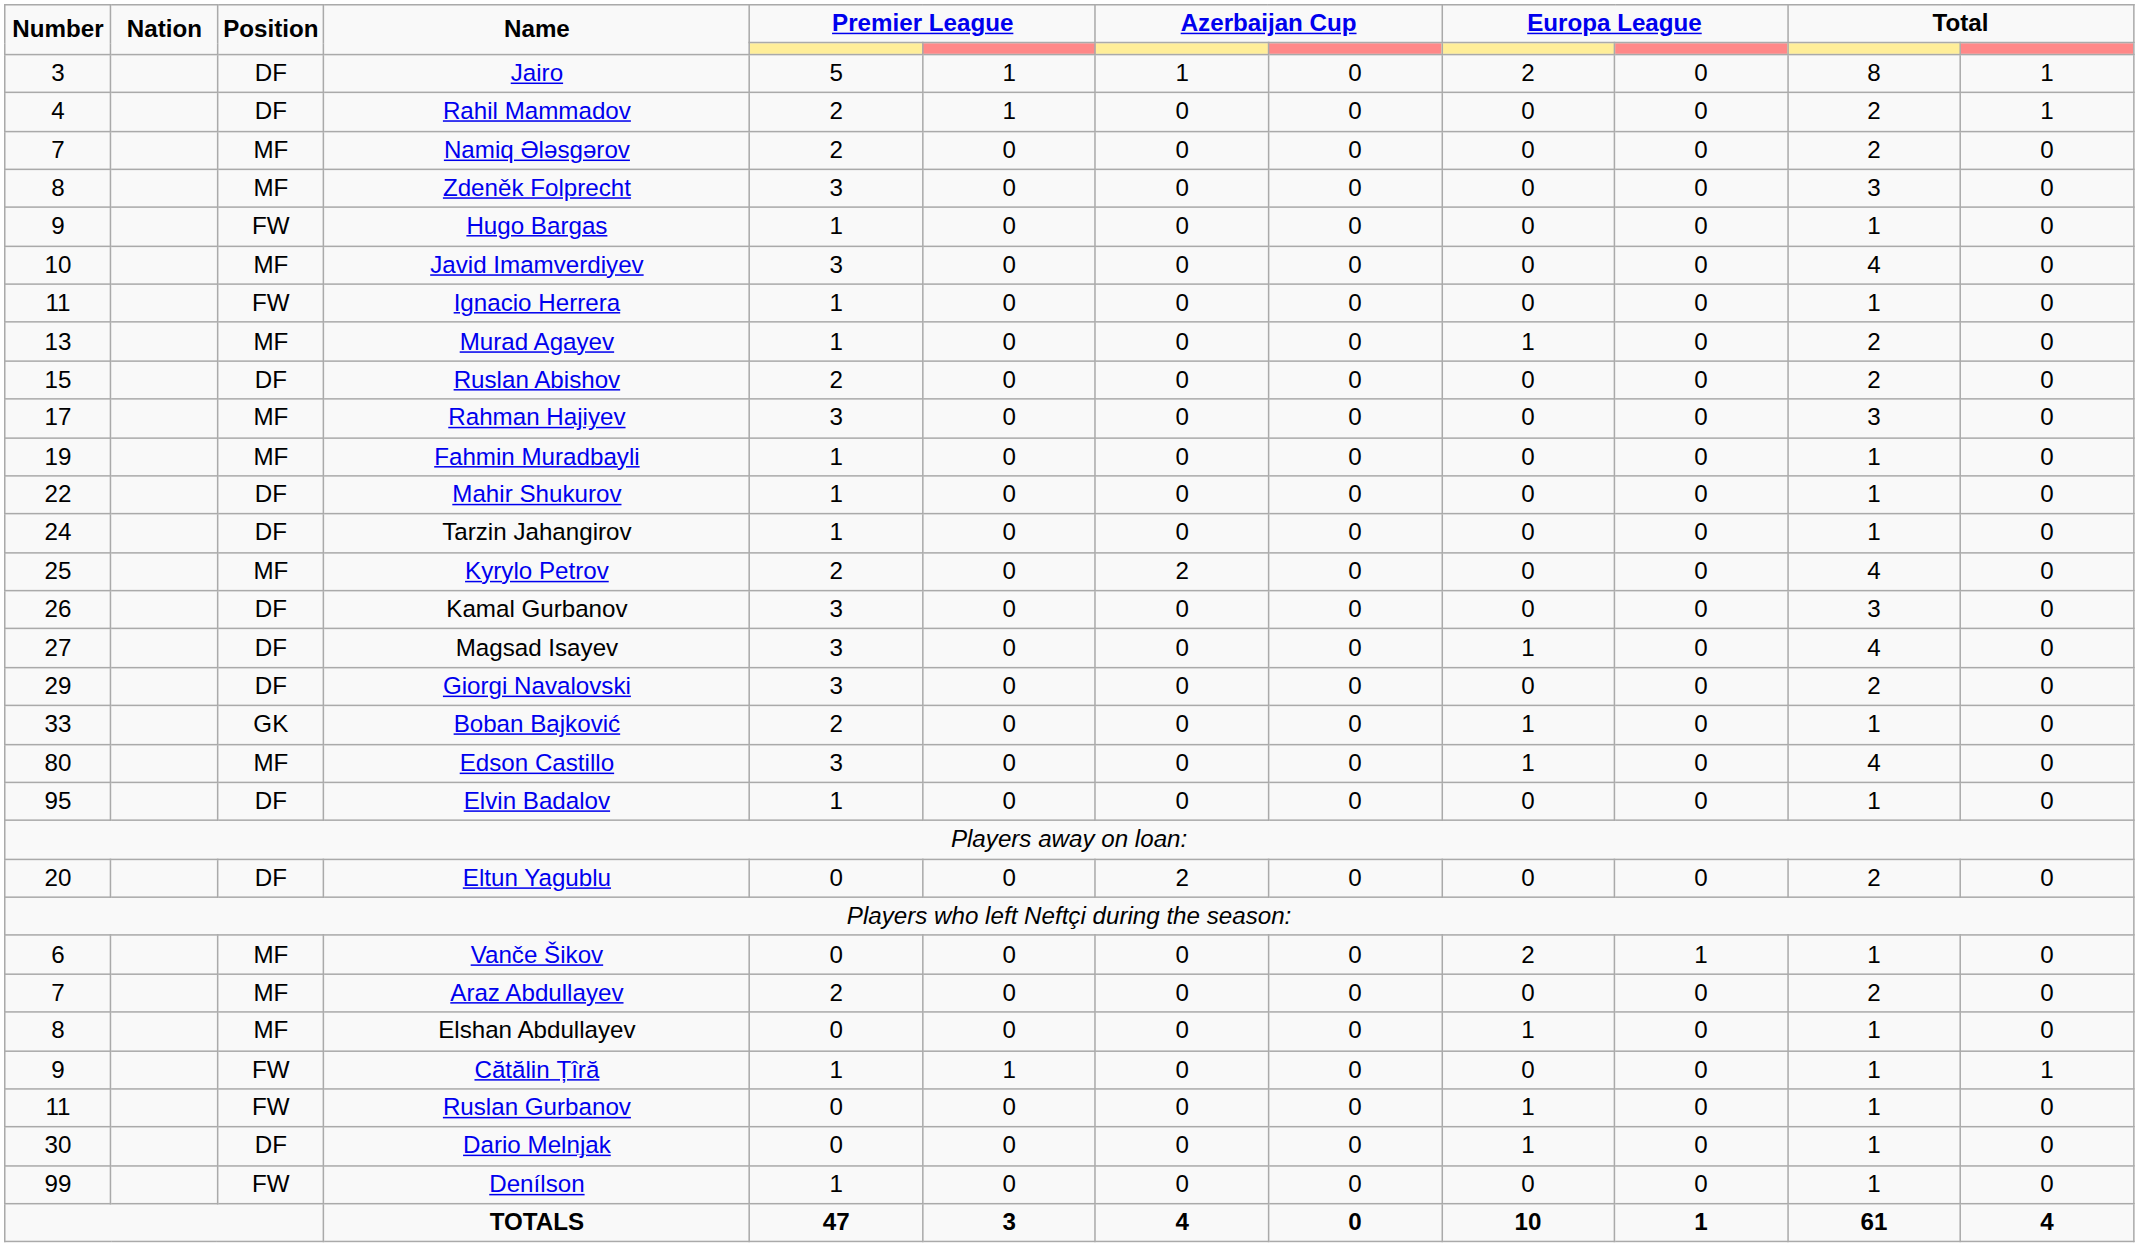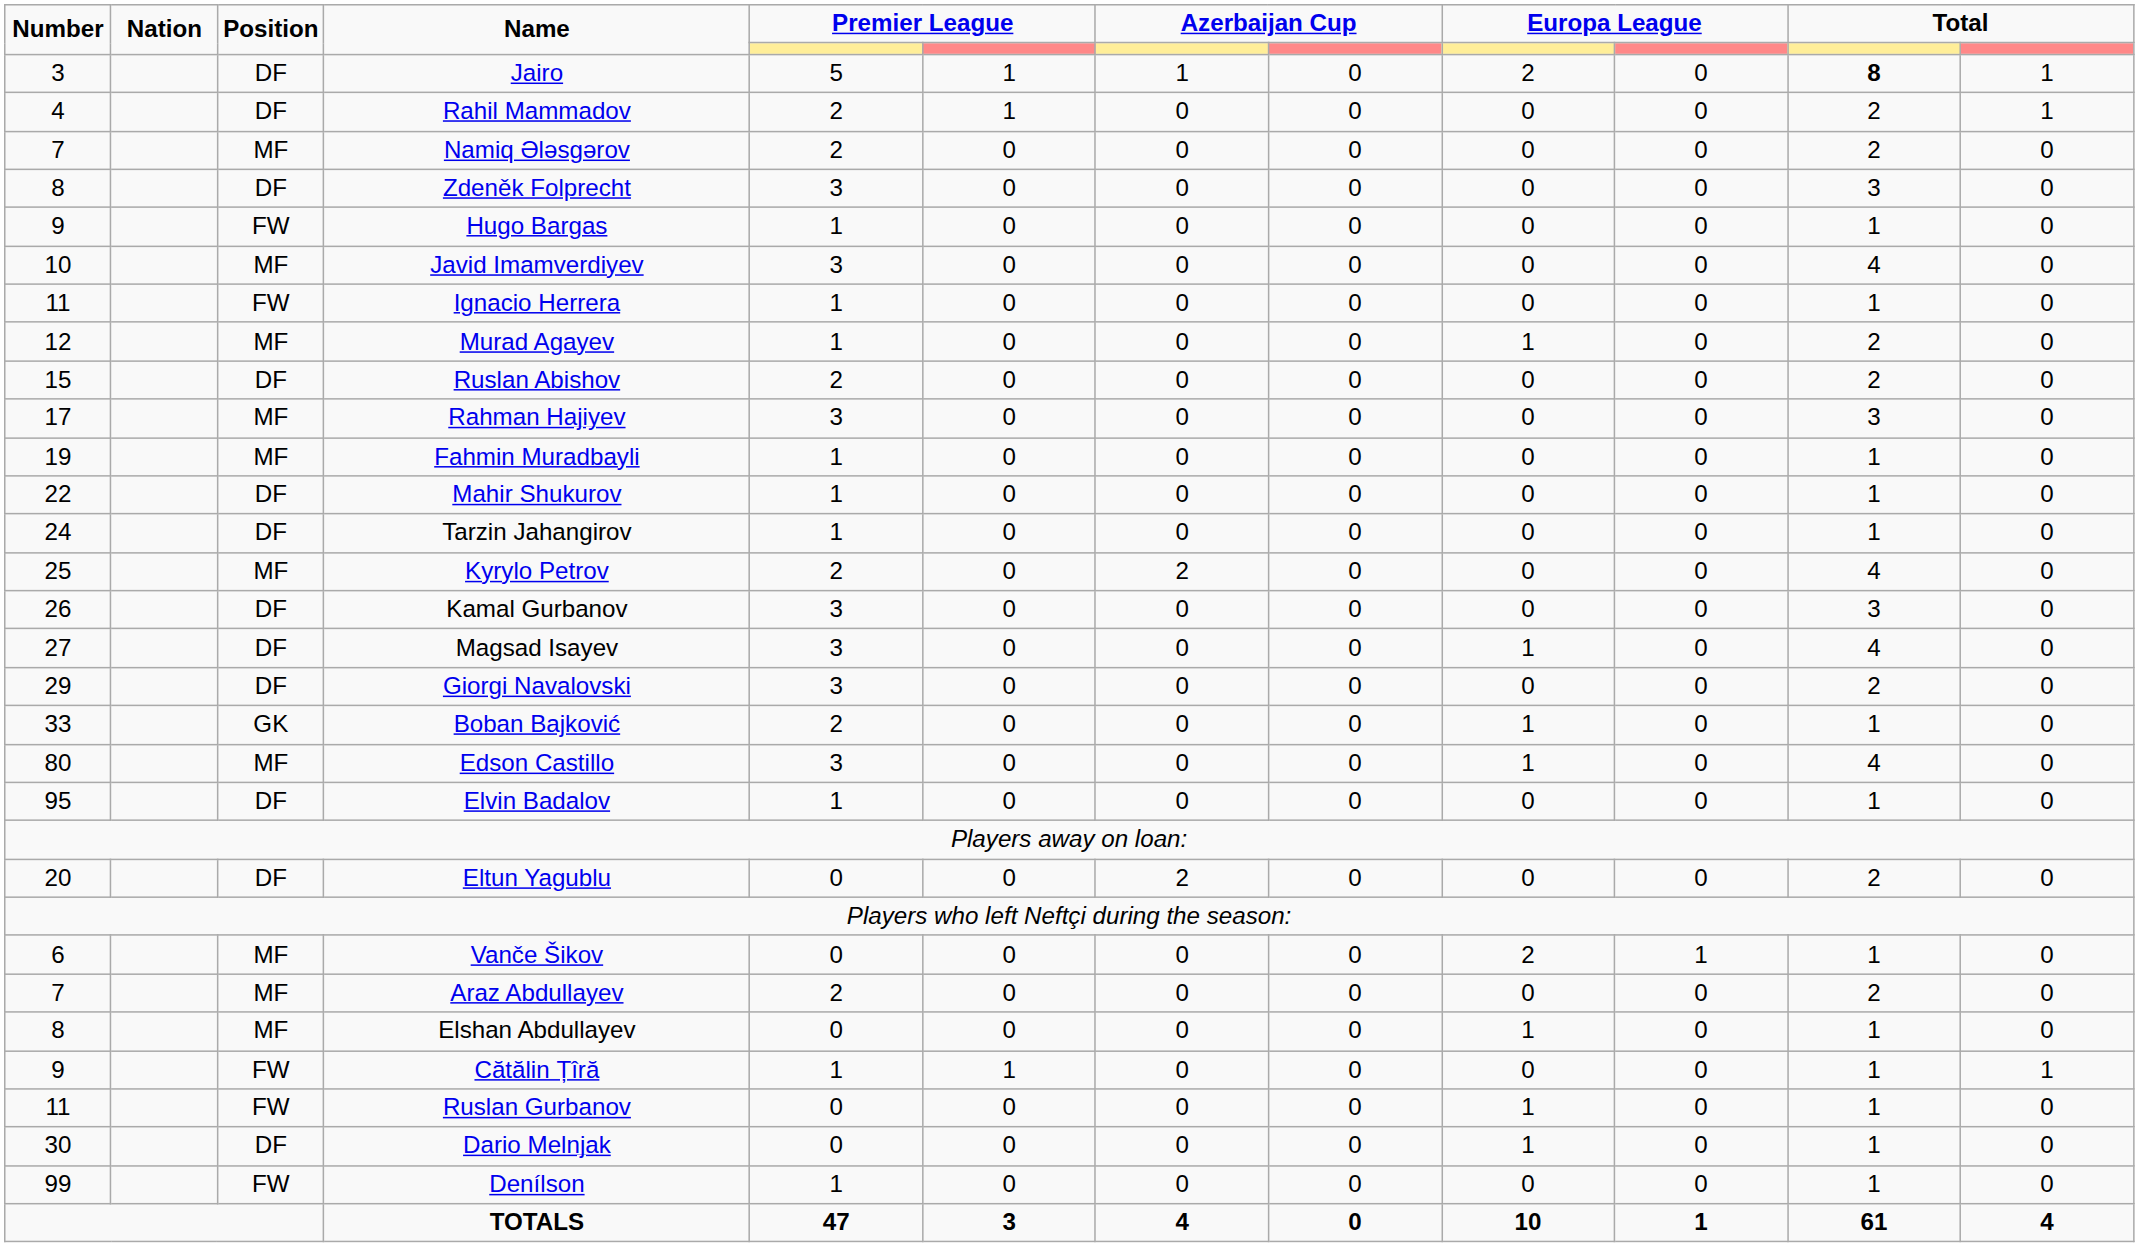(1874, 73) normal -> (1874, 73) bold
(271, 188) MF -> (271, 188) DF
(58, 341) 13 -> (58, 341) 12
